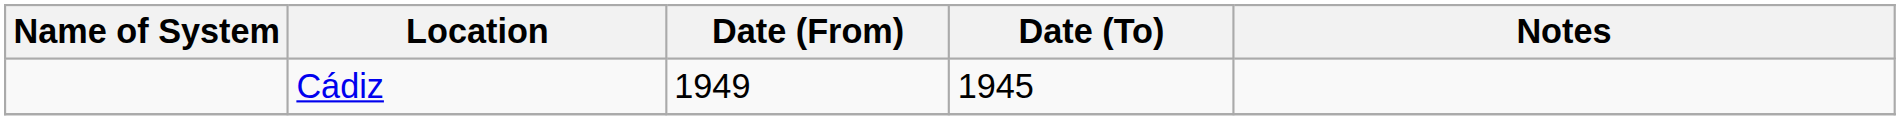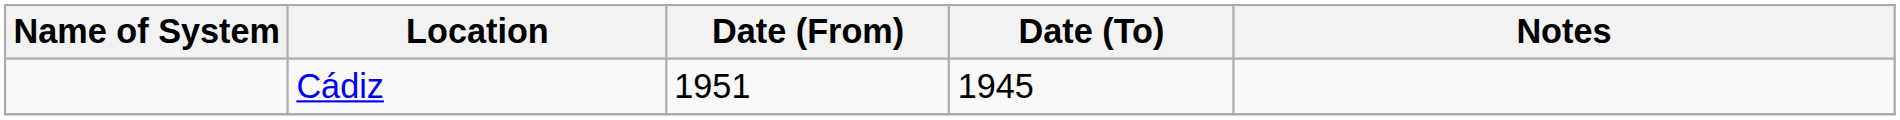(712, 85) 1949 -> (712, 85) 1951
